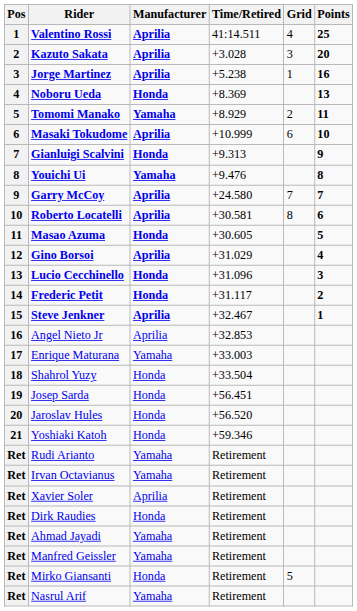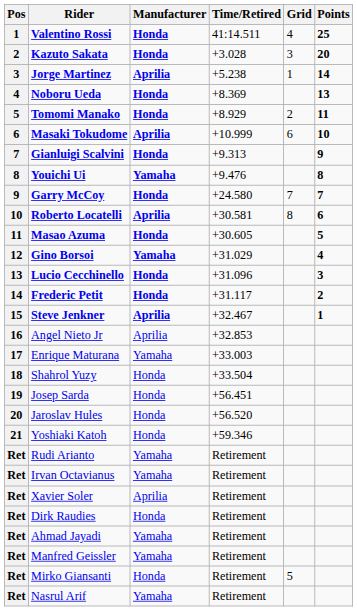(152, 34) Aprilia -> (151, 34) Honda
(152, 54) Aprilia -> (151, 54) Honda
(323, 74) 16 -> (323, 74) 14
(154, 114) Yamaha -> (151, 114) Honda
(152, 195) Aprilia -> (151, 195) Honda
(152, 255) Aprilia -> (154, 255) Yamaha
